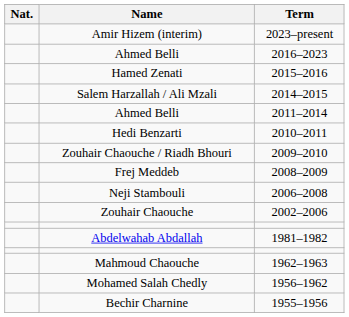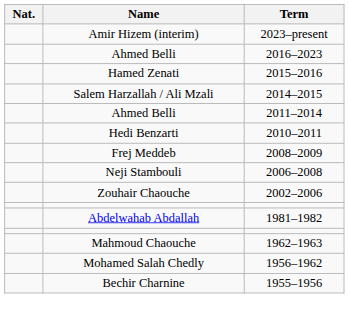- row: (147, 152)
